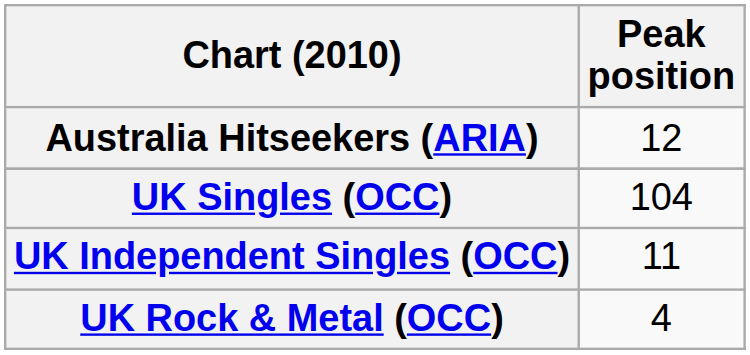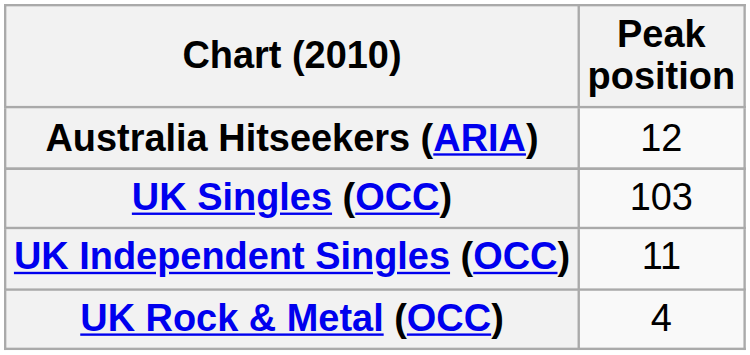(661, 197) 104 -> (661, 197) 103
